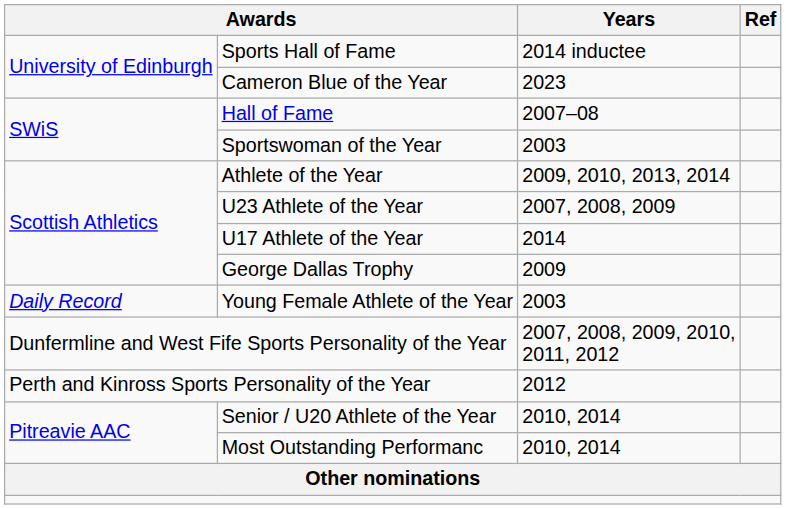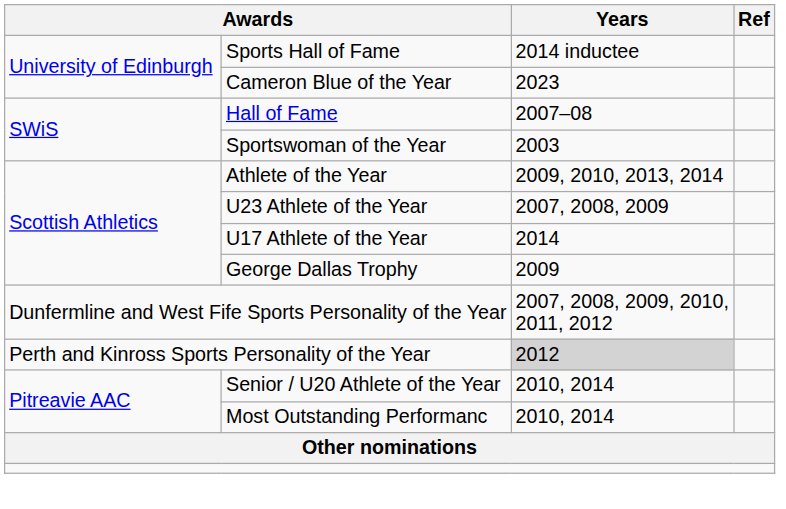- row: (367, 301)
(544, 385) no background -> (537, 354) lightgrey background
